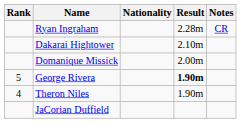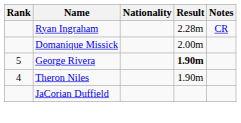- row: (75, 45)
